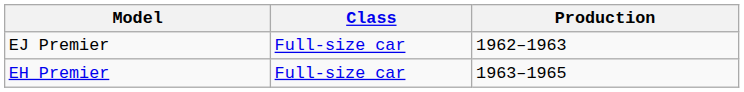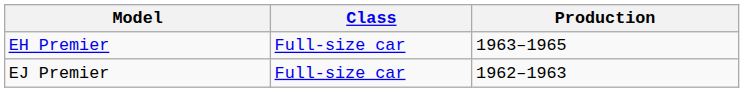rows swapped: (59, 46) <-> (59, 73)
